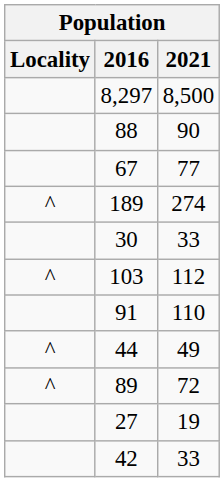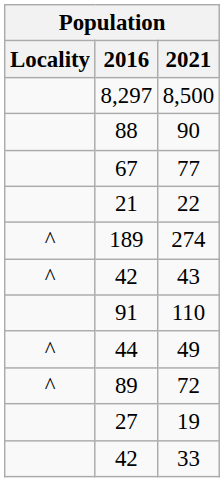+ row: (126, 204)
- row: (126, 240)
- row: (126, 276)
+ row: (126, 276)
